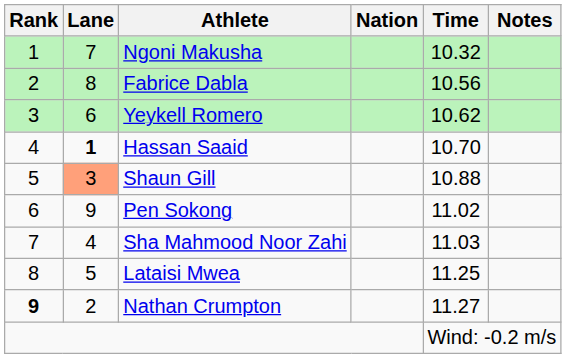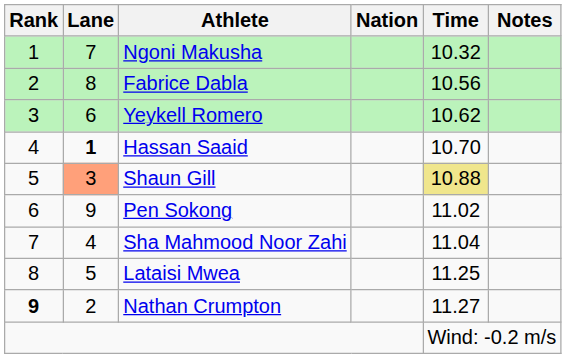(456, 178) no background -> (456, 178) khaki background
(456, 242) 11.03 -> (456, 242) 11.04
